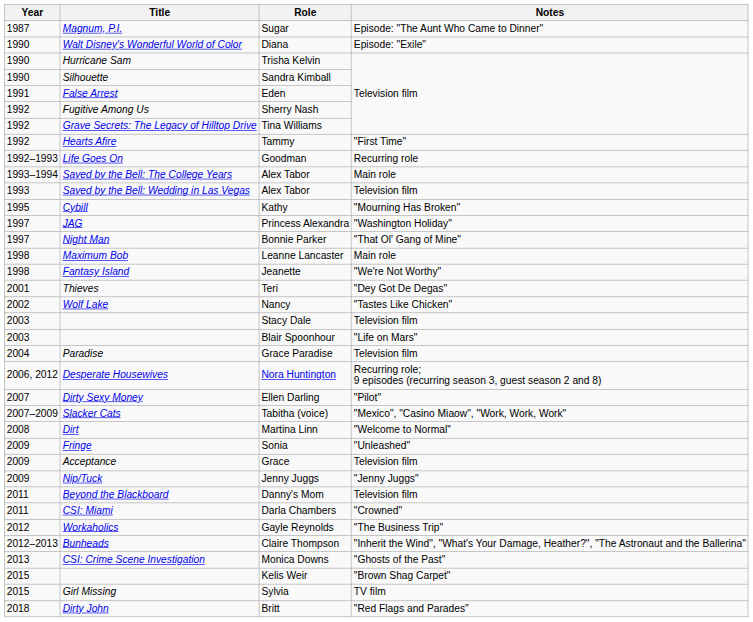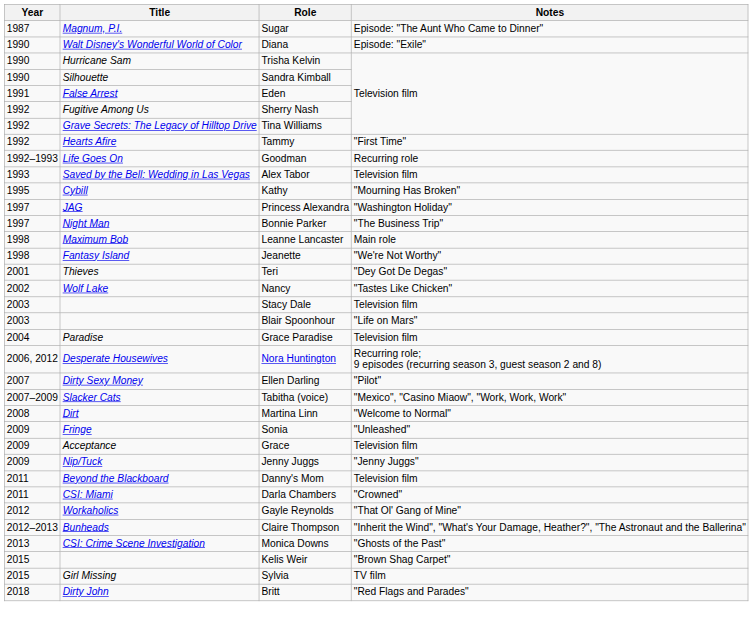- row: (147, 175)
(407, 239) "That Ol' Gang of Mine" -> (398, 223) "The Business Trip"
(398, 527) "The Business Trip" -> (407, 511) "That Ol' Gang of Mine"
